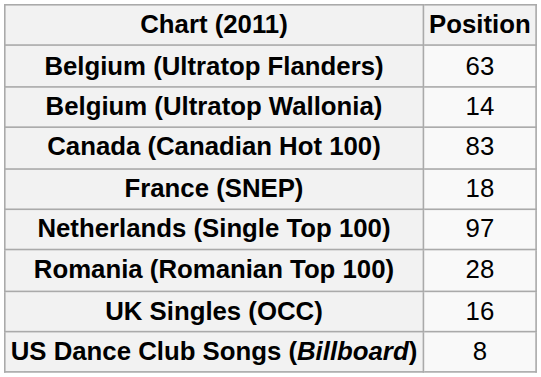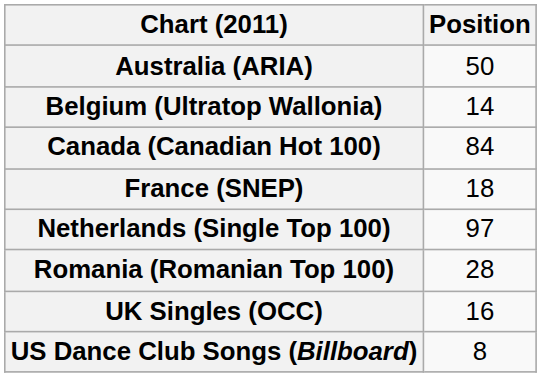+ row: (214, 65)
- row: (214, 65)
(480, 147) 83 -> (480, 147) 84
